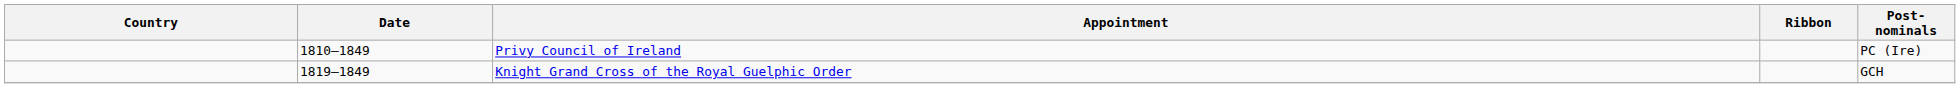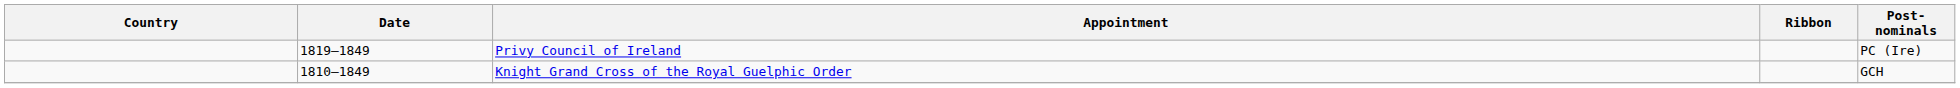(335, 51) 1810–1849 -> (335, 51) 1819–1849
(335, 72) 1819–1849 -> (335, 72) 1810–1849
